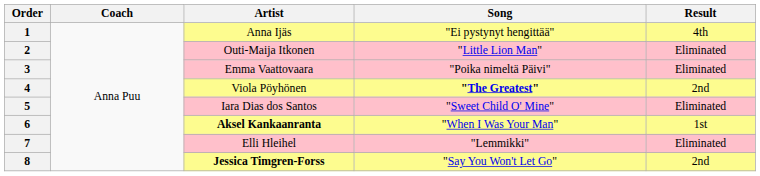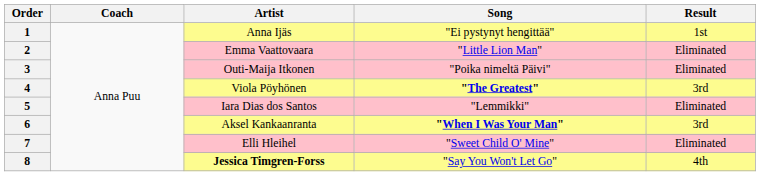(701, 32) 4th -> (701, 32) 1st
(269, 50) Outi-Maija Itkonen -> (269, 50) Emma Vaattovaara
(269, 69) Emma Vaattovaara -> (269, 69) Outi-Maija Itkonen
(701, 87) 2nd -> (701, 87) 3rd
(500, 106) "Sweet Child O' Mine" -> (500, 106) "Lemmikki"
(269, 124) bold -> (269, 124) normal
(500, 124) normal -> (500, 124) bold
(701, 124) 1st -> (701, 124) 3rd
(500, 143) "Lemmikki" -> (500, 143) "Sweet Child O' Mine"
(701, 161) 2nd -> (701, 161) 4th
